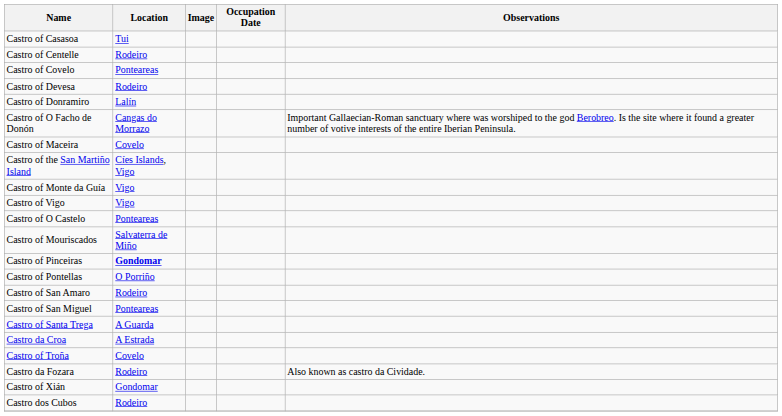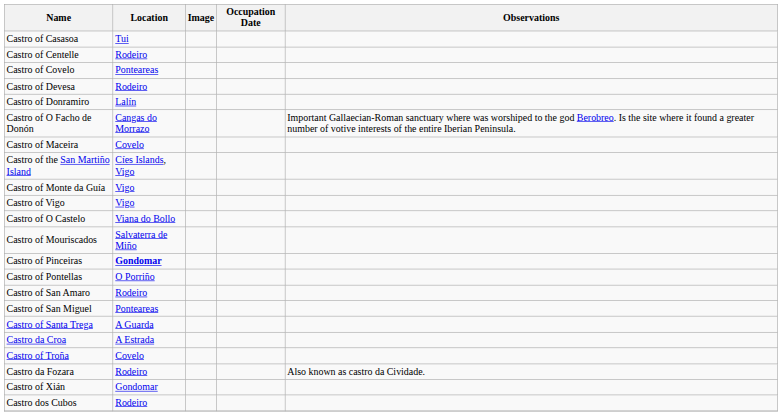(137, 218) Ponteareas -> (145, 218) Viana do Bollo
